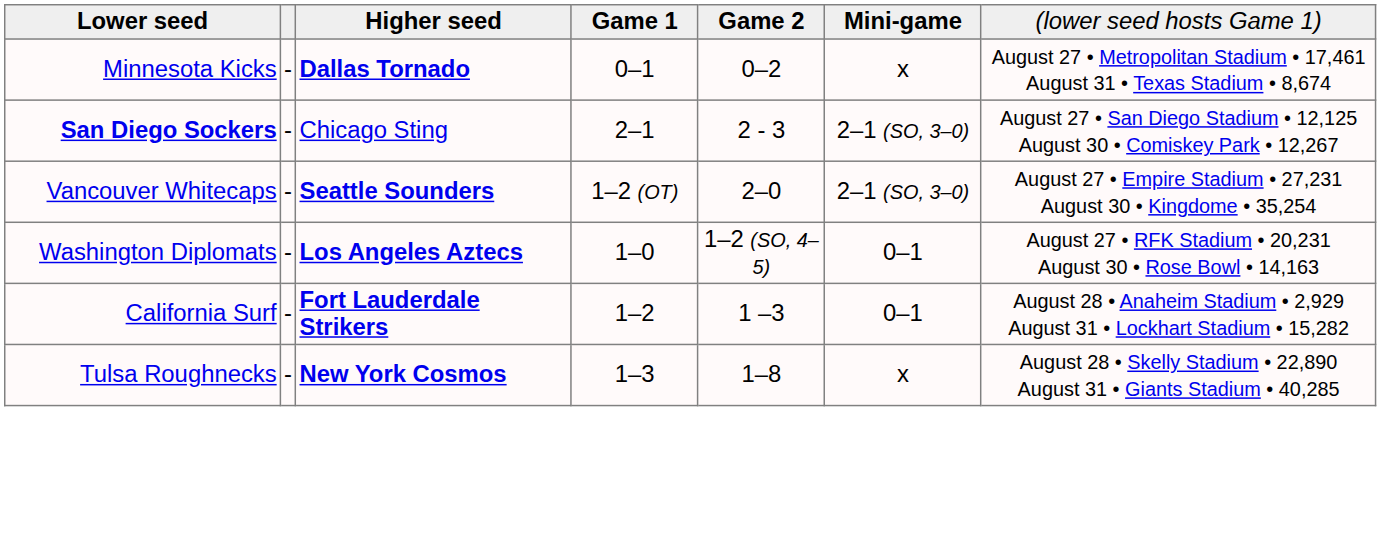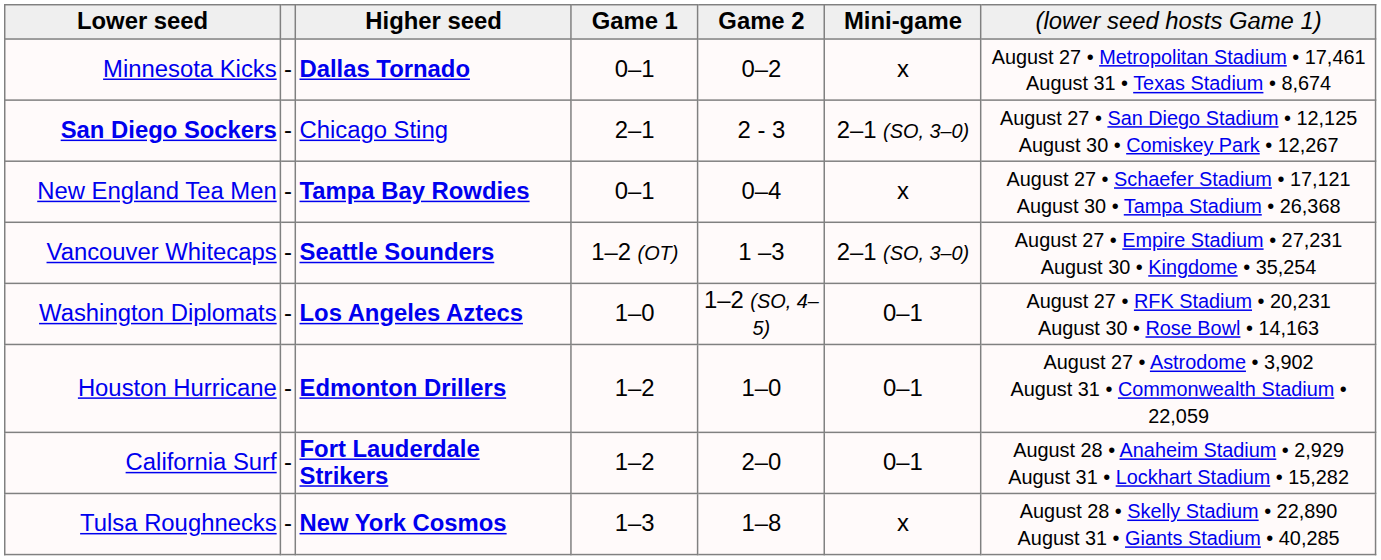+ row: (157, 191)
(761, 191) 2–0 -> (761, 252) 1 –3
+ row: (177, 388)
(761, 313) 1 –3 -> (761, 462) 2–0
